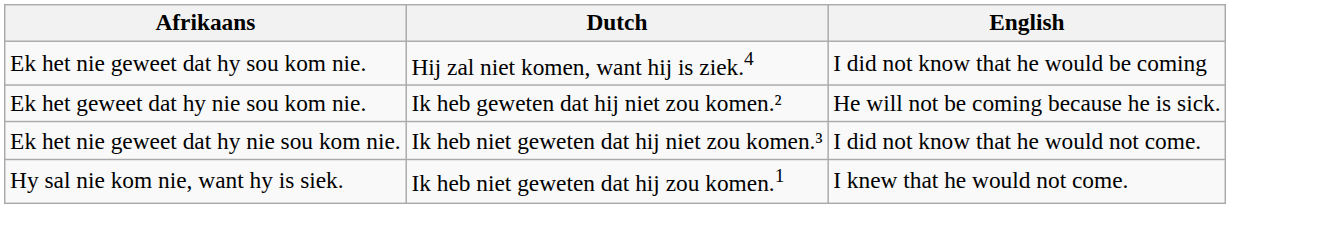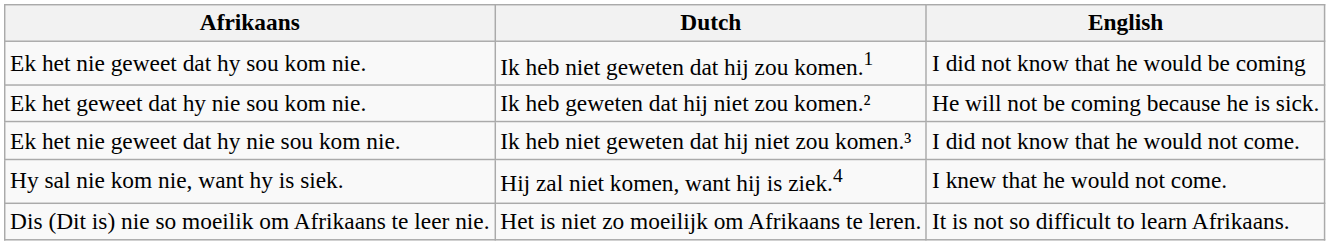(583, 63) Hĳ zal niet komen, want hĳ is ziek.4 -> (687, 63) Ik heb niet geweten dat hij zou komen.1
(598, 180) Ik heb niet geweten dat hij zou komen.1 -> (672, 180) Hĳ zal niet komen, want hĳ is ziek.4
+ row: (250, 220)
